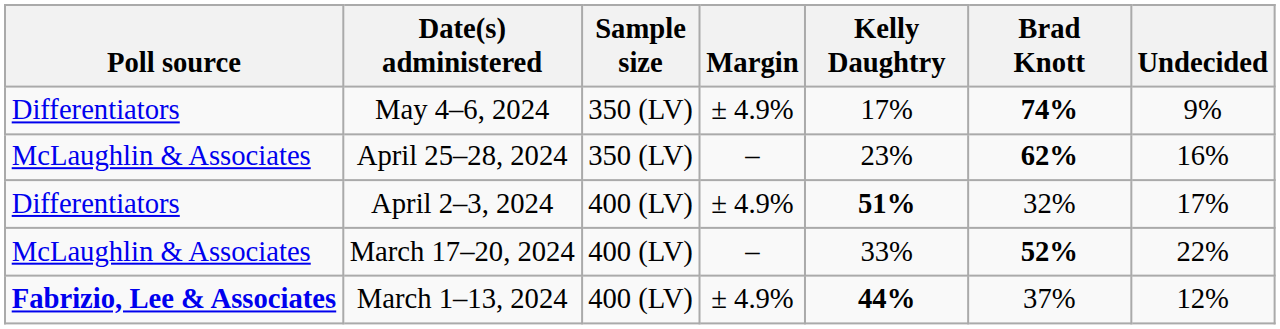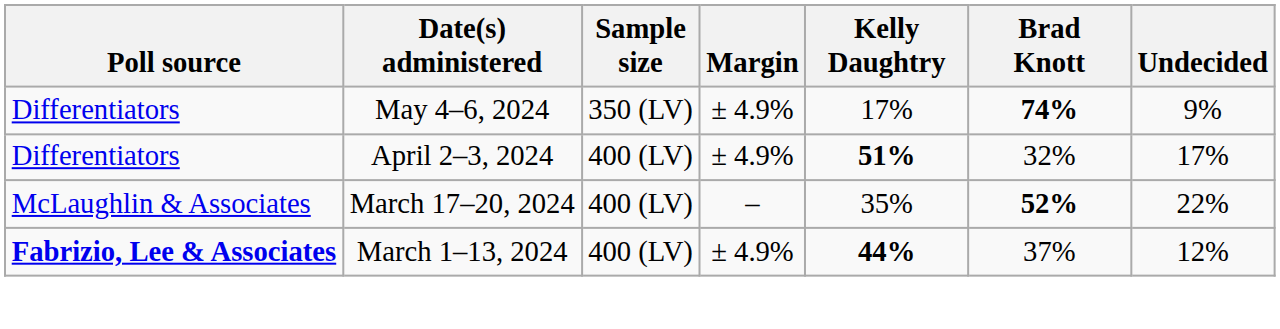- row: (462, 156)
(887, 251) 33% -> (887, 204) 35%
